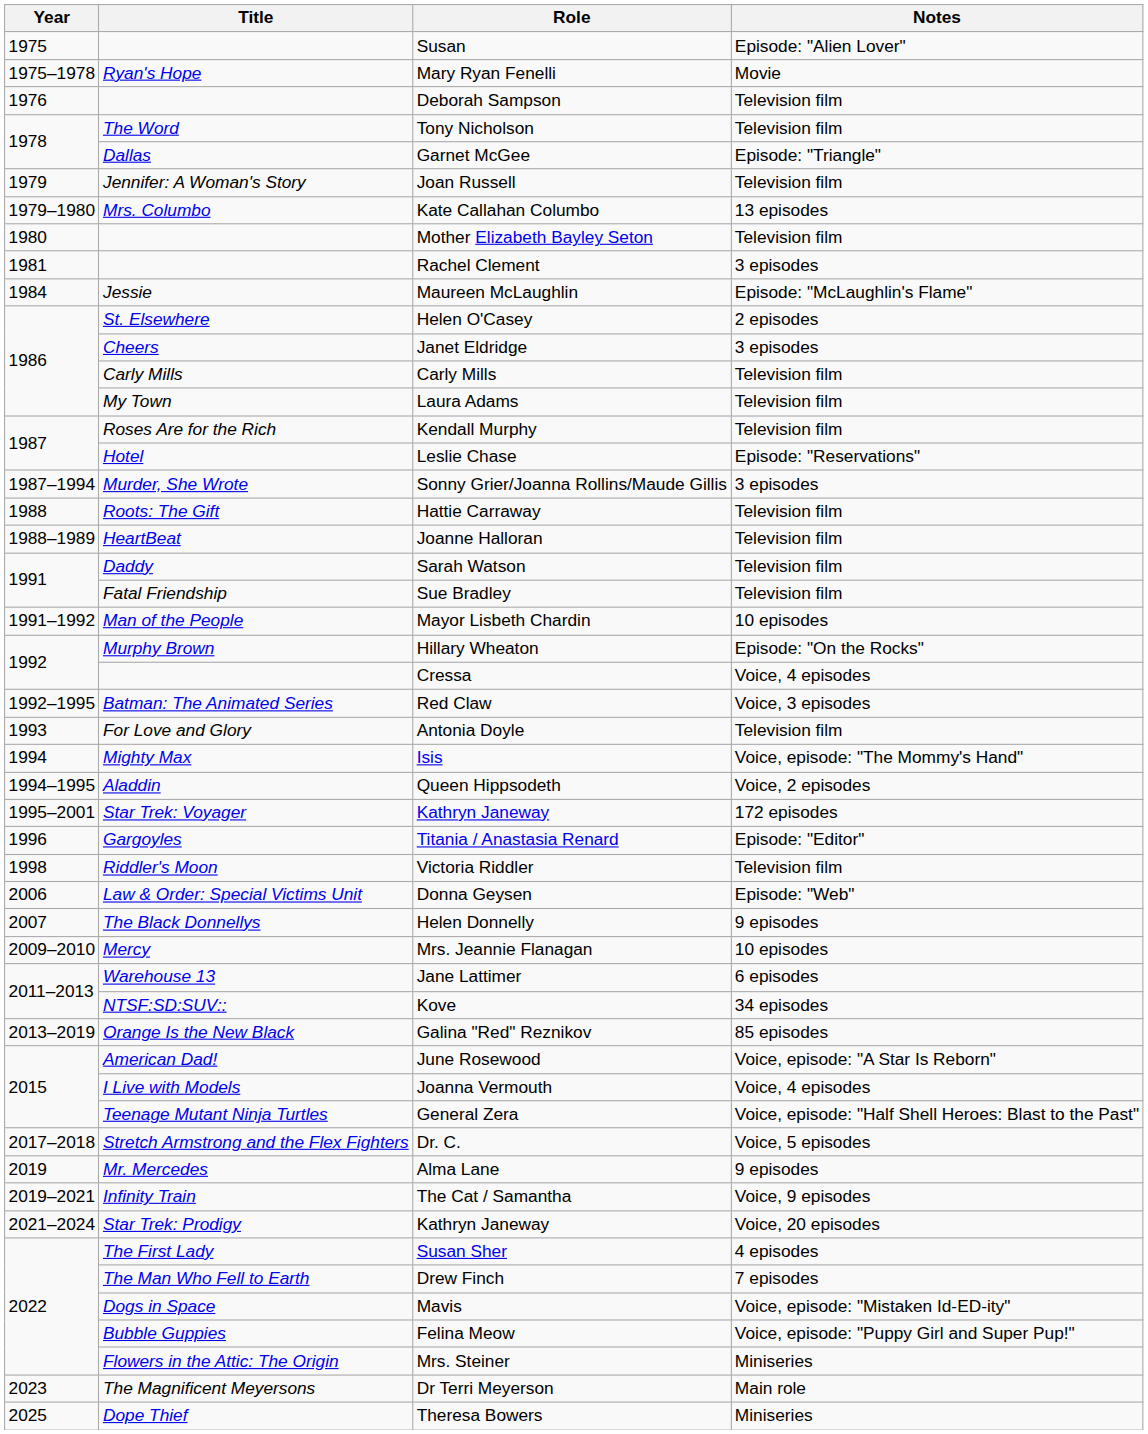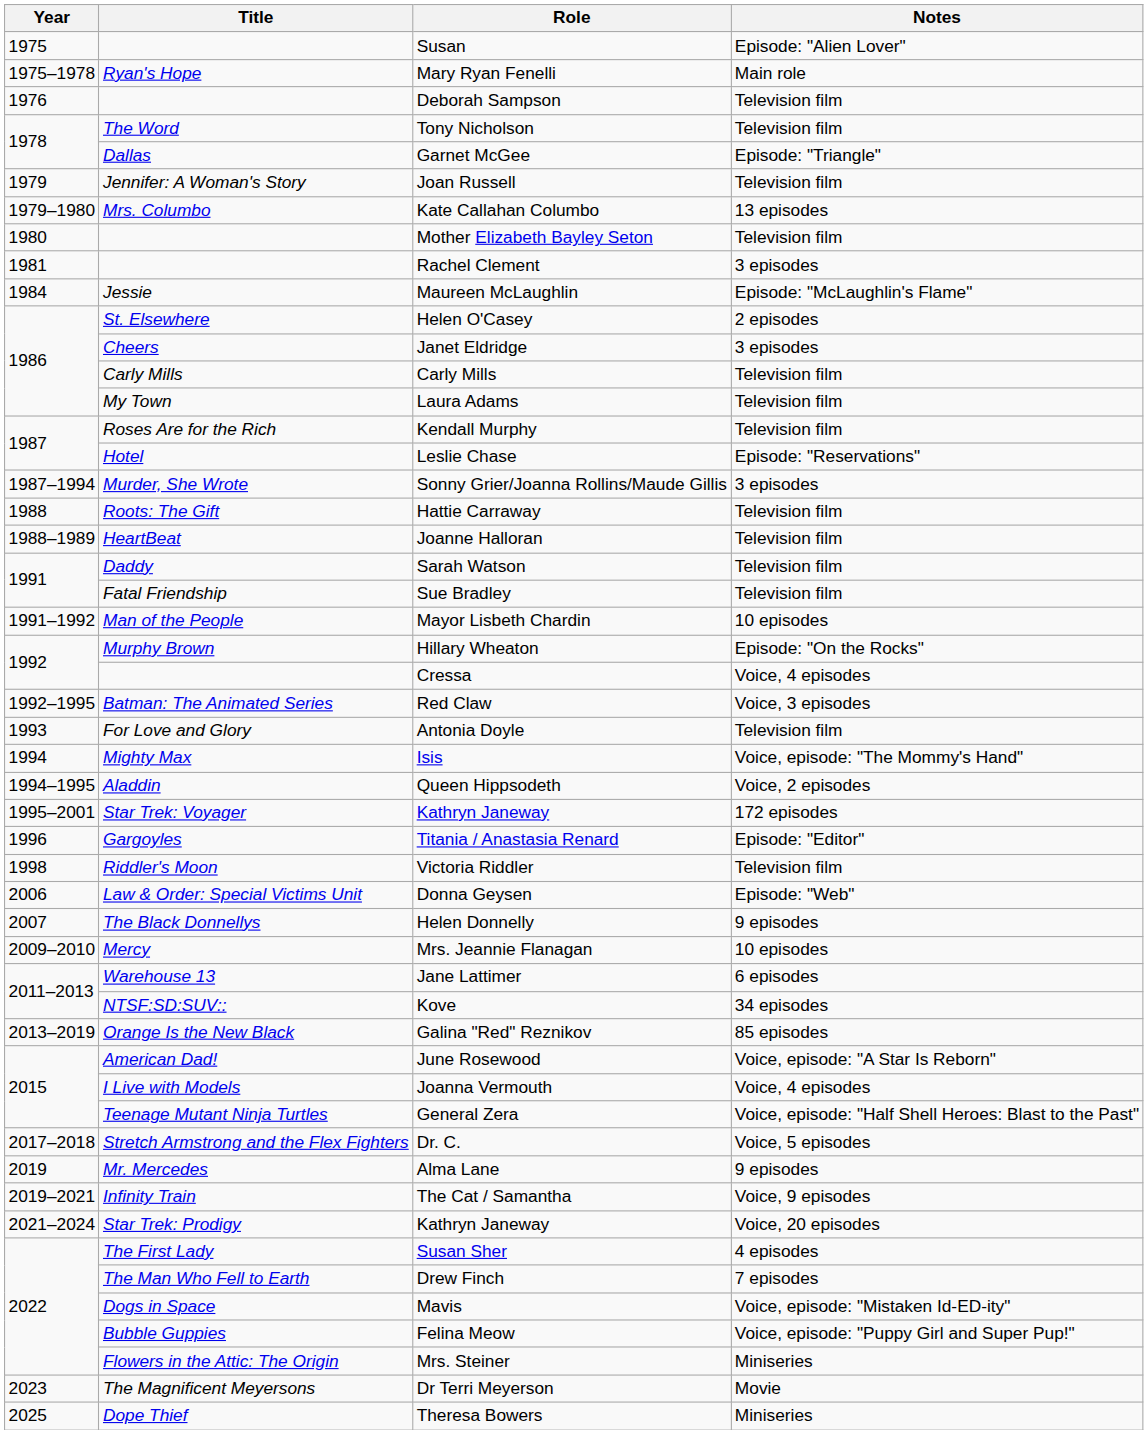(758, 73) Movie -> (770, 73) Main role
(770, 1388) Main role -> (758, 1388) Movie
